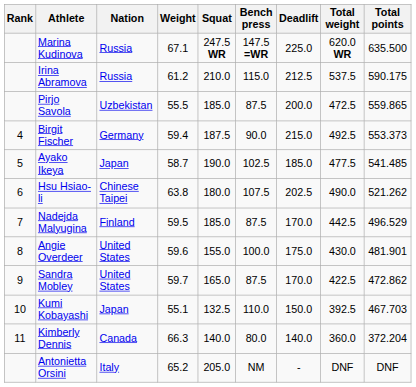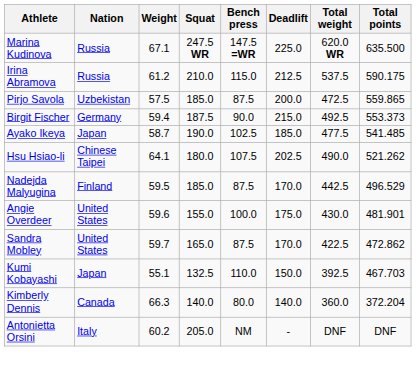- column: (20, 19)
(178, 106) 55.5 -> (159, 100) 57.5
(178, 193) 63.8 -> (159, 157) 64.1
(178, 367) 65.2 -> (159, 331) 60.2
